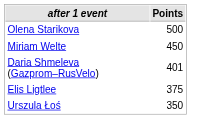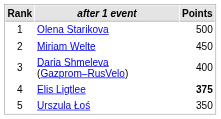+ column: (20, 13)
(175, 68) 401 -> (204, 68) 400
(175, 89) normal -> (204, 89) bold
